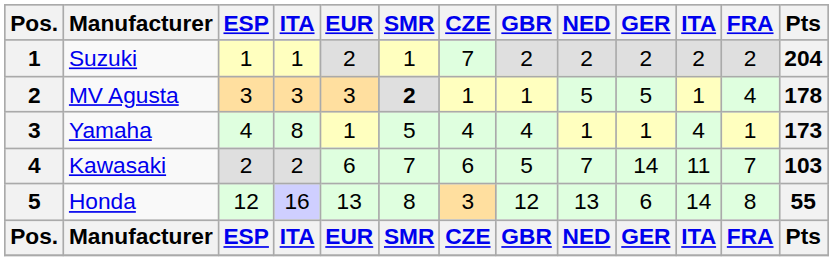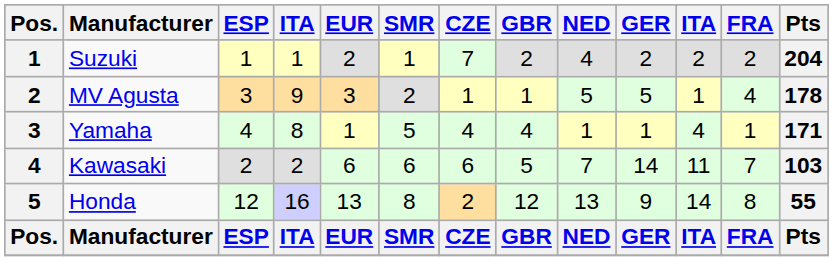(587, 58) 2 -> (587, 58) 4
(297, 94) 3 -> (297, 94) 9
(409, 94) bold -> (409, 94) normal
(803, 130) 173 -> (803, 130) 171
(409, 166) 7 -> (409, 166) 6
(468, 201) 3 -> (468, 201) 2
(646, 201) 6 -> (646, 201) 9
